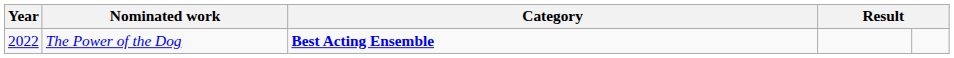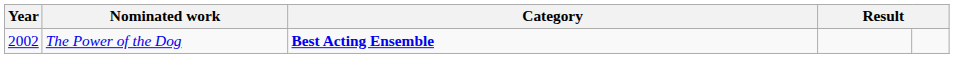(23, 41) 2022 -> (23, 41) 2002
